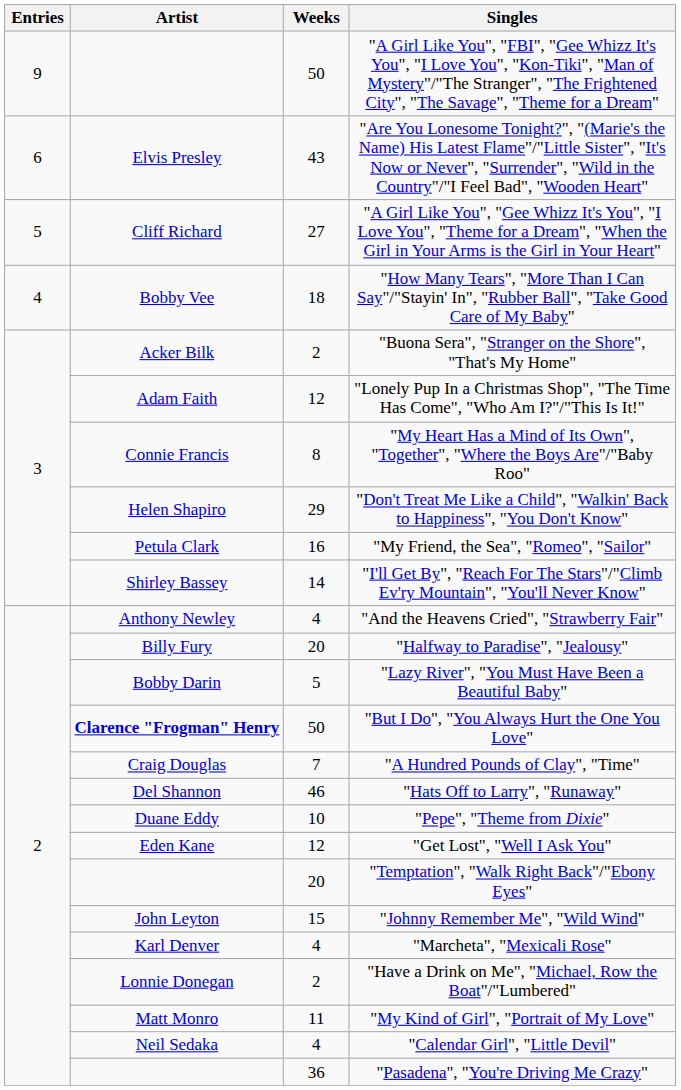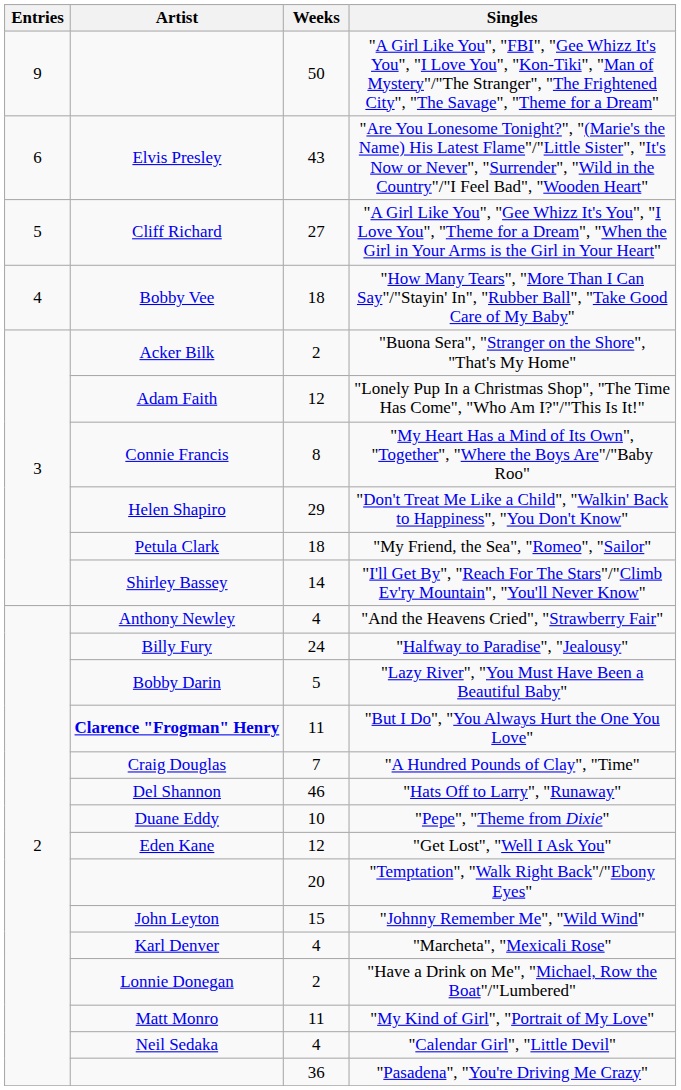(316, 546) 16 -> (316, 546) 18
(316, 645) 20 -> (316, 645) 24
(316, 728) 50 -> (316, 728) 11
